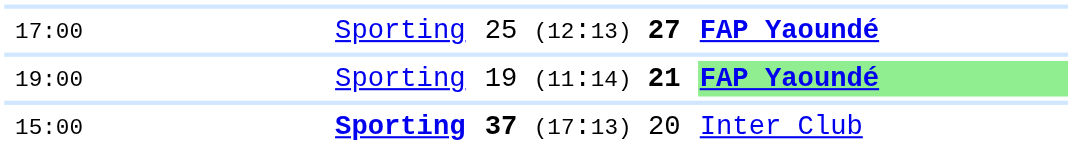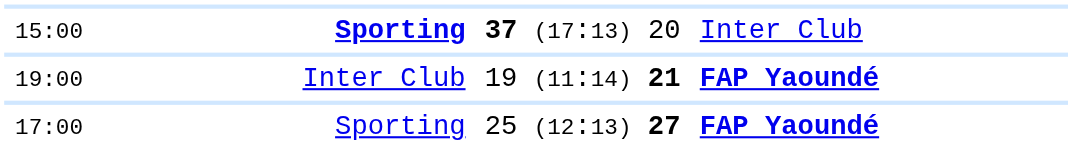rows swapped: (49, 128) <-> (49, 32)
(400, 79) Sporting -> (384, 79) Inter Club
(789, 79) lightgreen background -> (789, 79) no background
